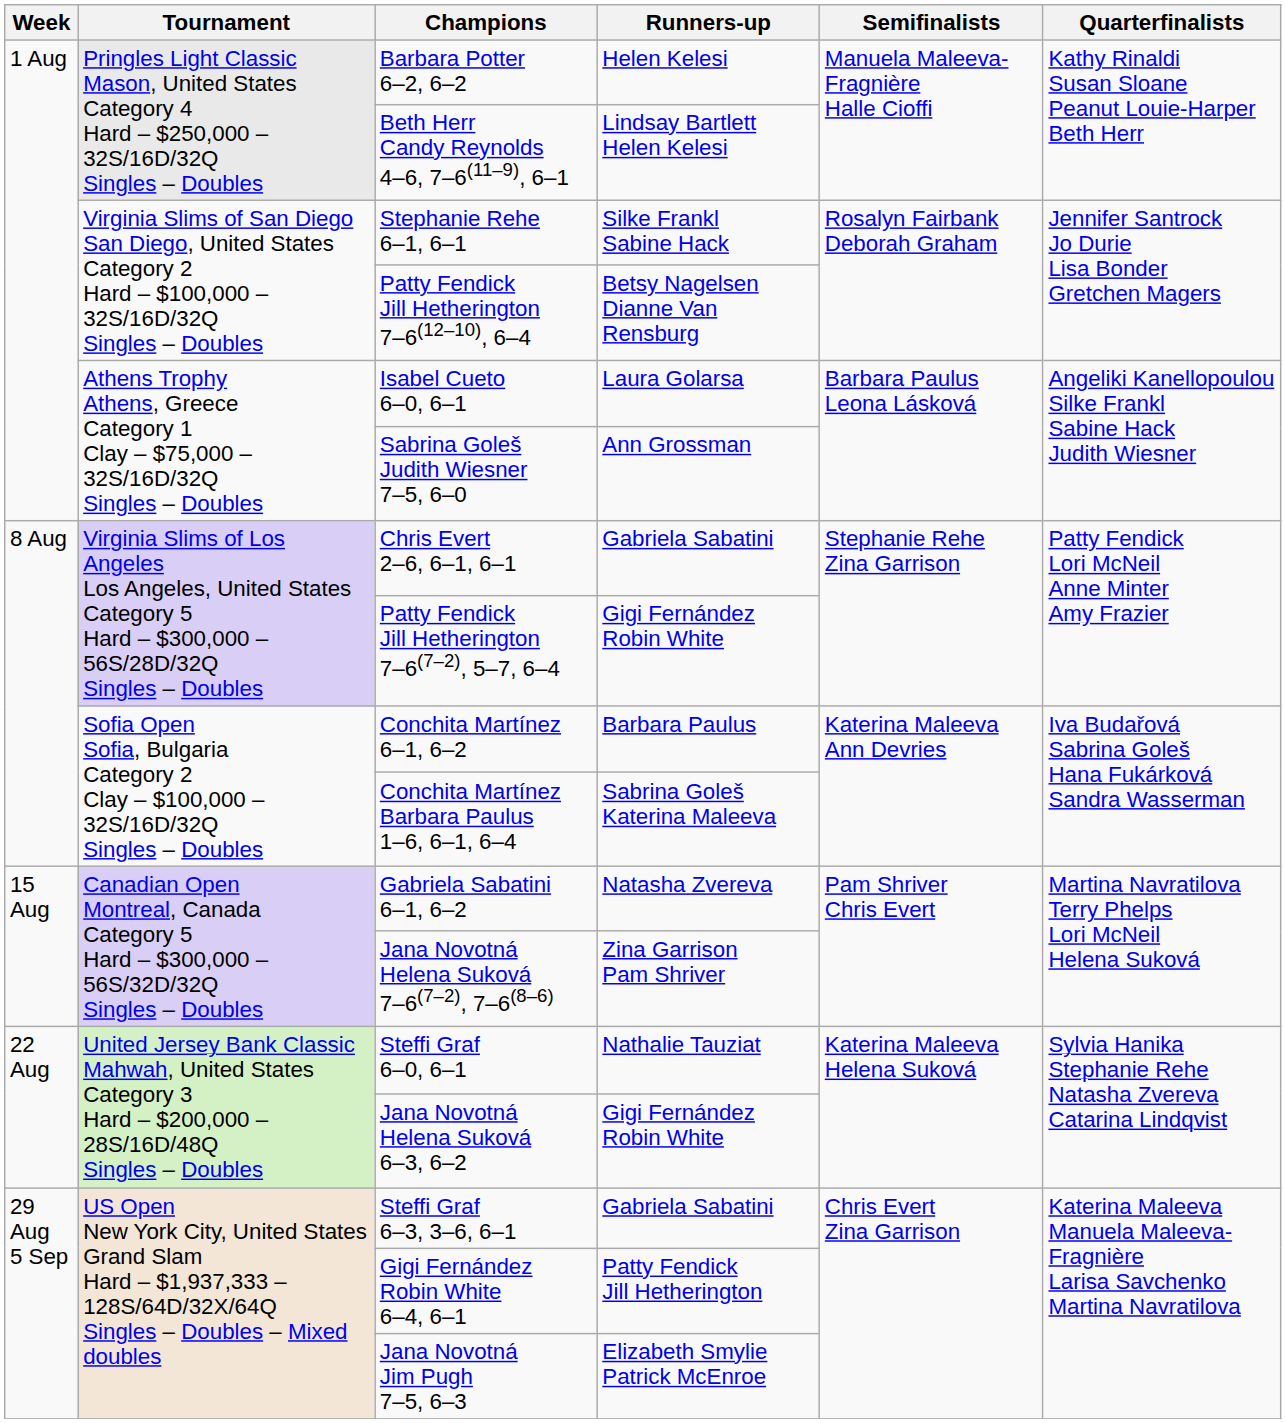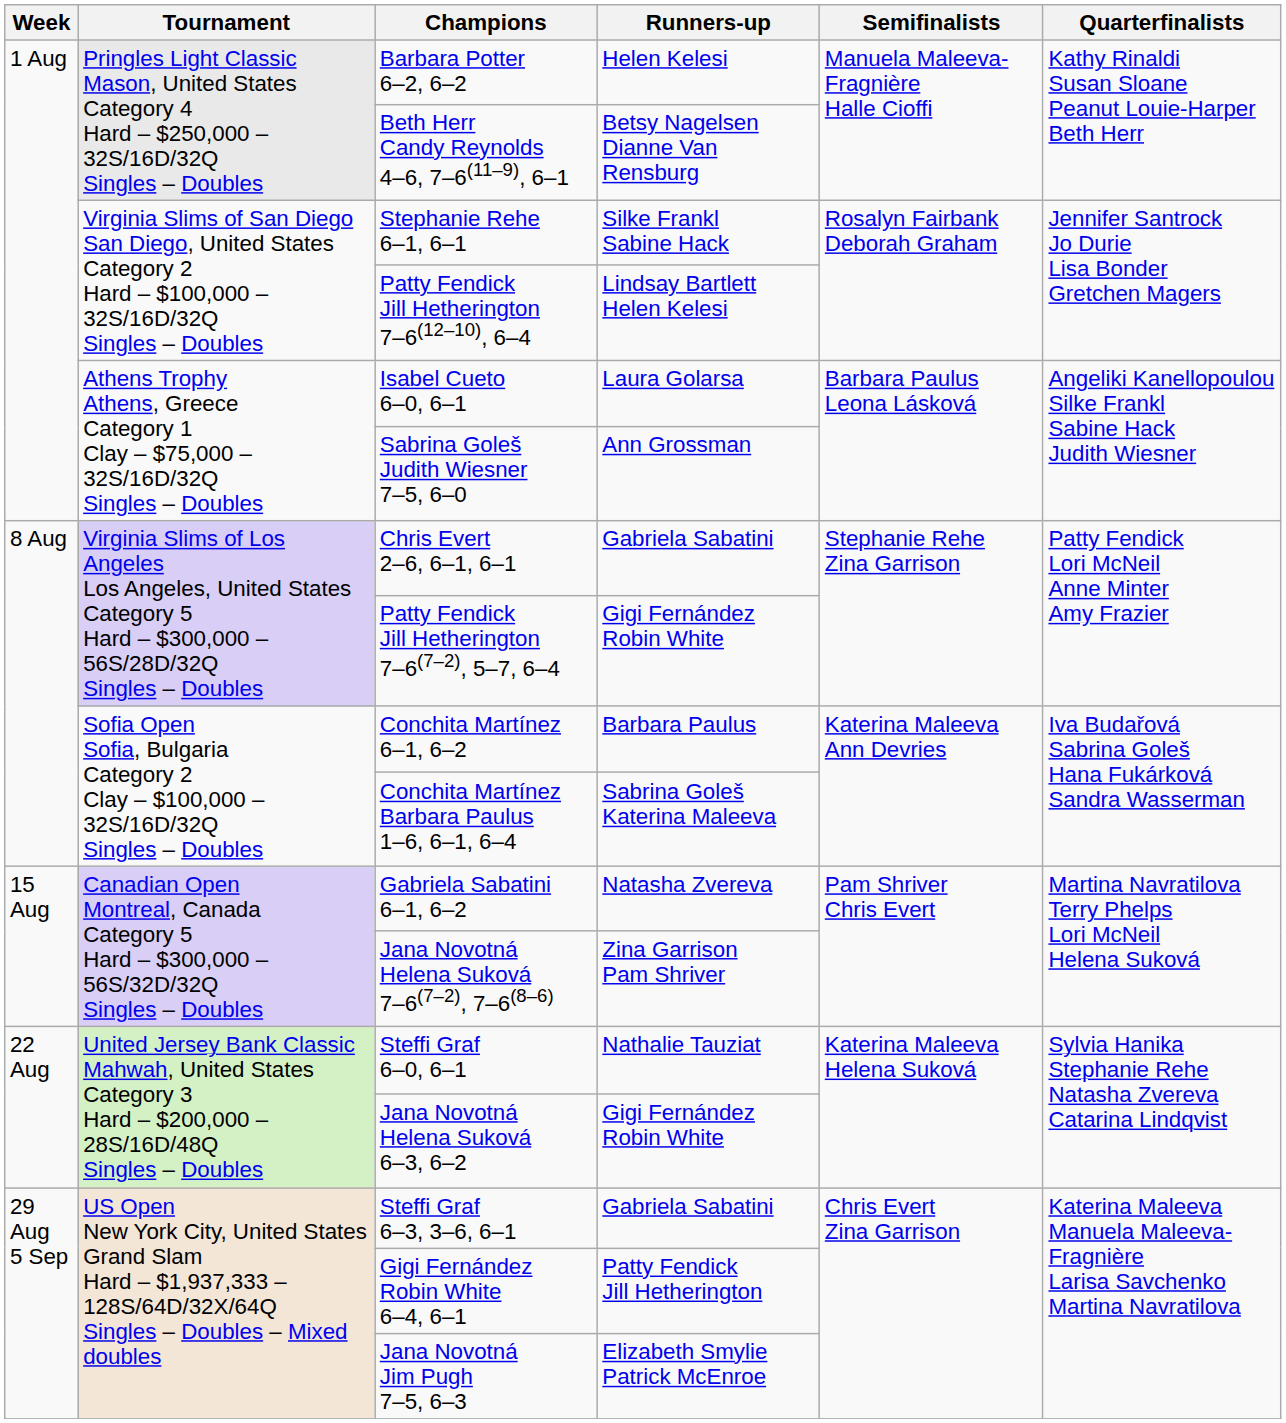(679, 135) Lindsay Bartlett Helen Kelesi -> (680, 147) Betsy Nagelsen Dianne Van Rensburg
(680, 308) Betsy Nagelsen Dianne Van Rensburg -> (679, 295) Lindsay Bartlett Helen Kelesi
